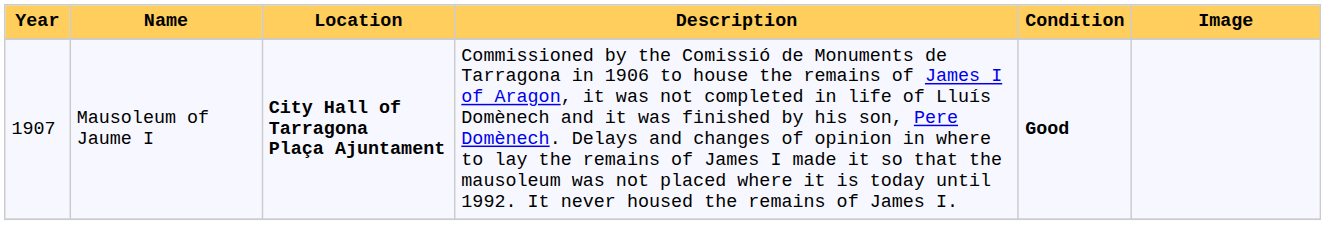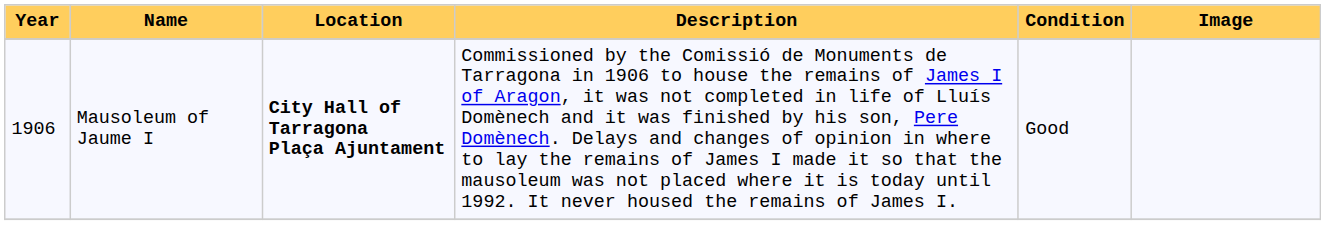(34, 129) 1907 -> (34, 129) 1906
(1047, 129) bold -> (1047, 129) normal
